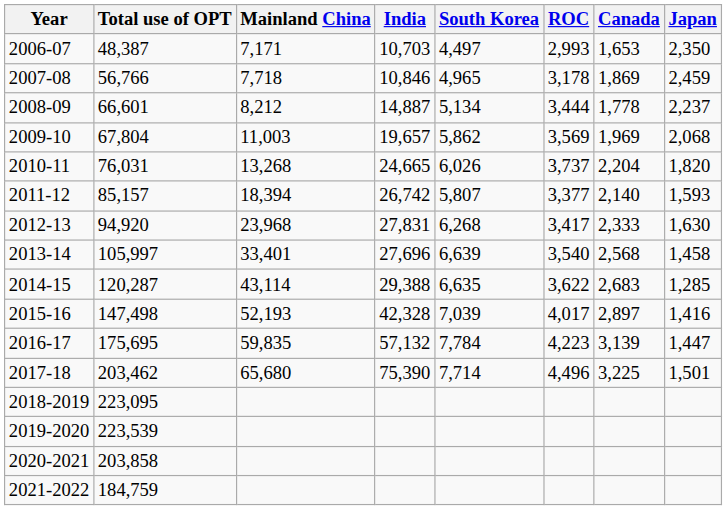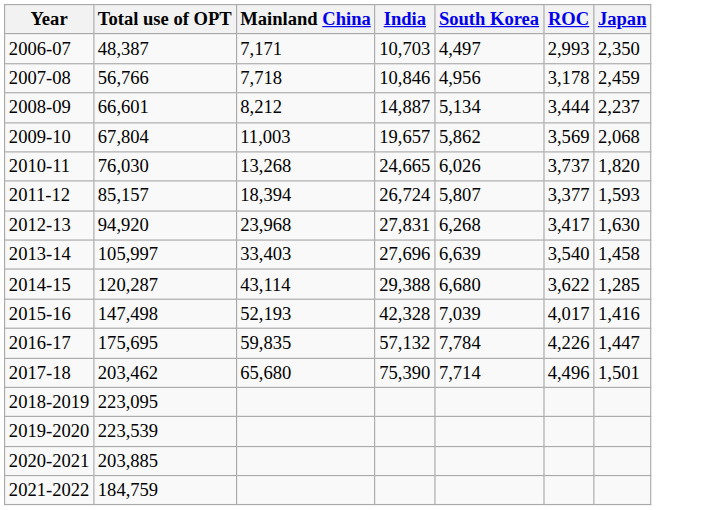- column: (629, 19)
(460, 78) 4,965 -> (460, 78) 4,956
(123, 166) 76,031 -> (123, 166) 76,030
(405, 195) 26,742 -> (405, 195) 26,724
(266, 254) 33,401 -> (266, 254) 33,403
(460, 284) 6,635 -> (460, 284) 6,680
(569, 343) 4,223 -> (569, 343) 4,226
(128, 460) 203,858 -> (128, 460) 203,885
